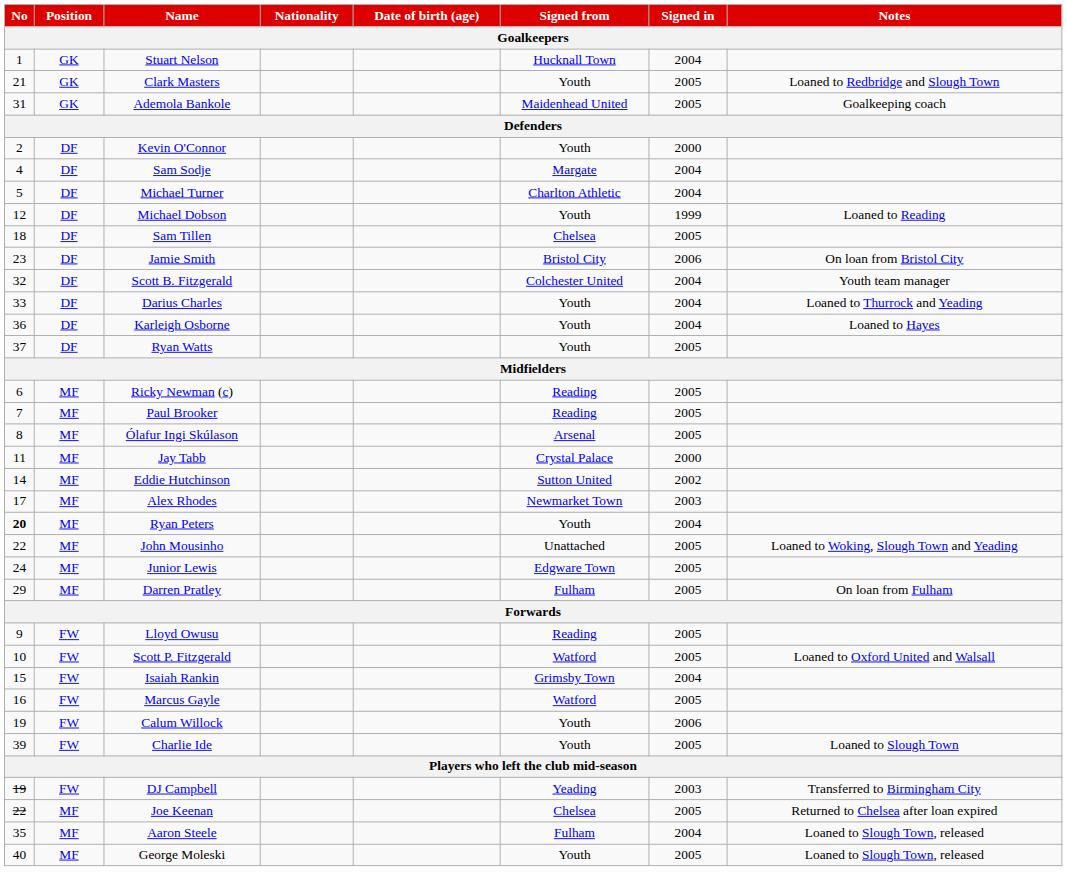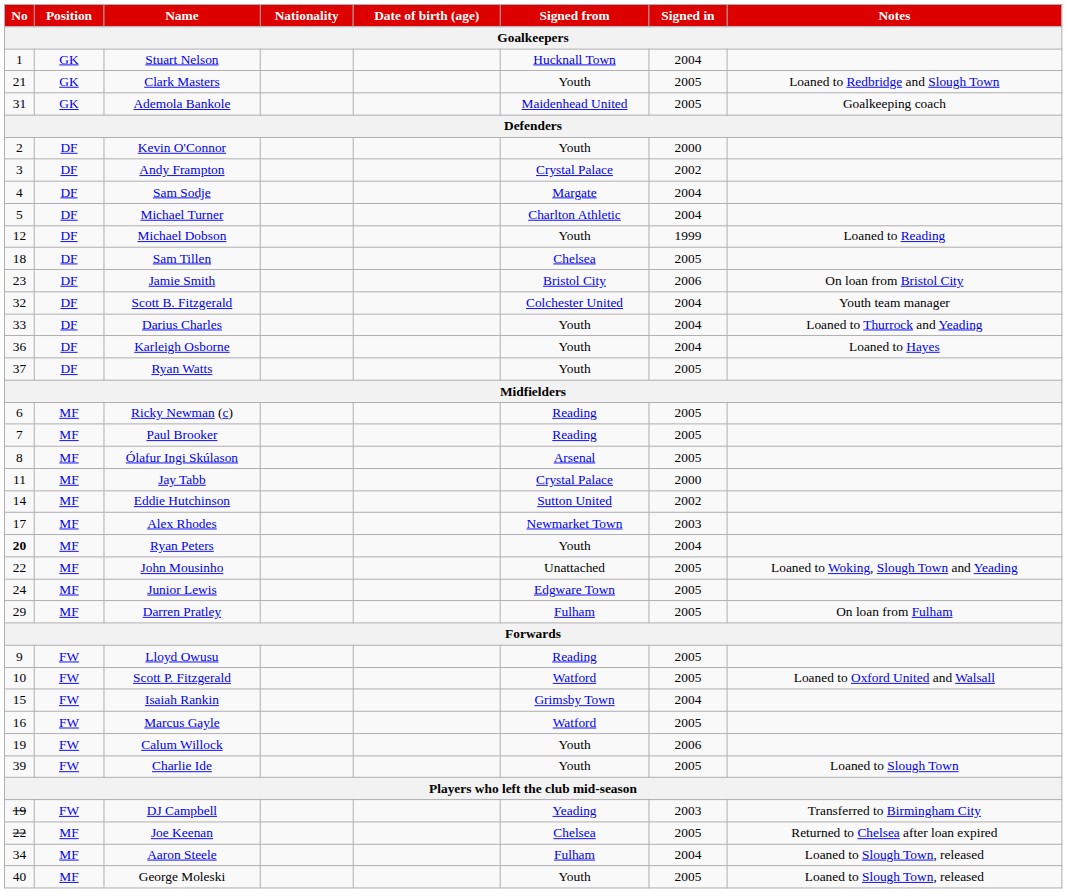+ row: (182, 170)
(19, 833) 35 -> (19, 855) 34
